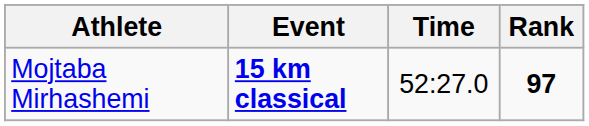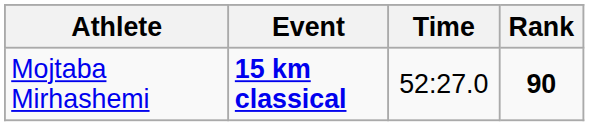(541, 84) 97 -> (541, 84) 90
